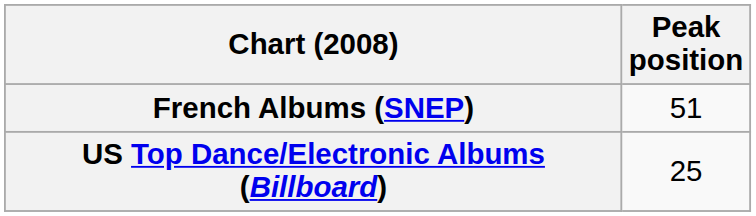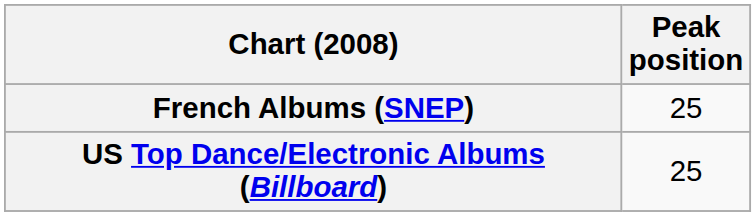(686, 107) 51 -> (686, 107) 25
